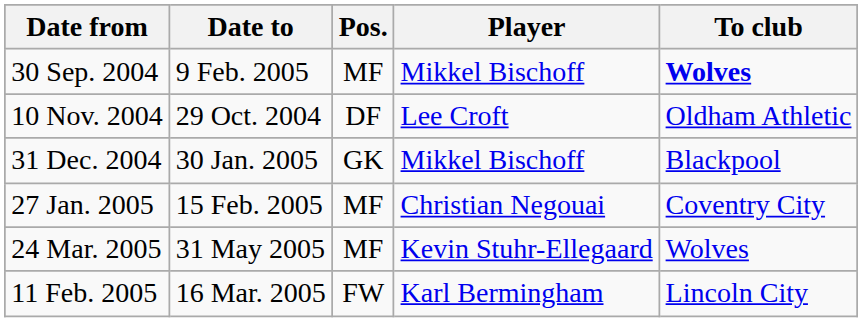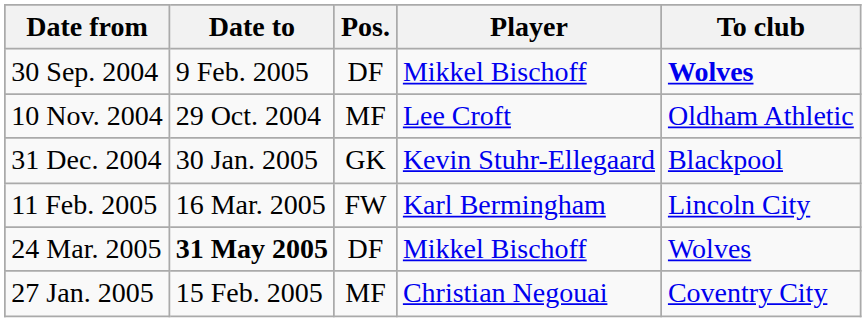(363, 71) MF -> (365, 71) DF
(363, 115) DF -> (365, 115) MF
(492, 159) Mikkel Bischoff -> (529, 159) Kevin Stuhr-Ellegaard
rows swapped: (82, 204) <-> (84, 293)
(250, 248) normal -> (252, 248) bold
(363, 248) MF -> (365, 248) DF
(527, 248) Kevin Stuhr-Ellegaard -> (495, 248) Mikkel Bischoff
